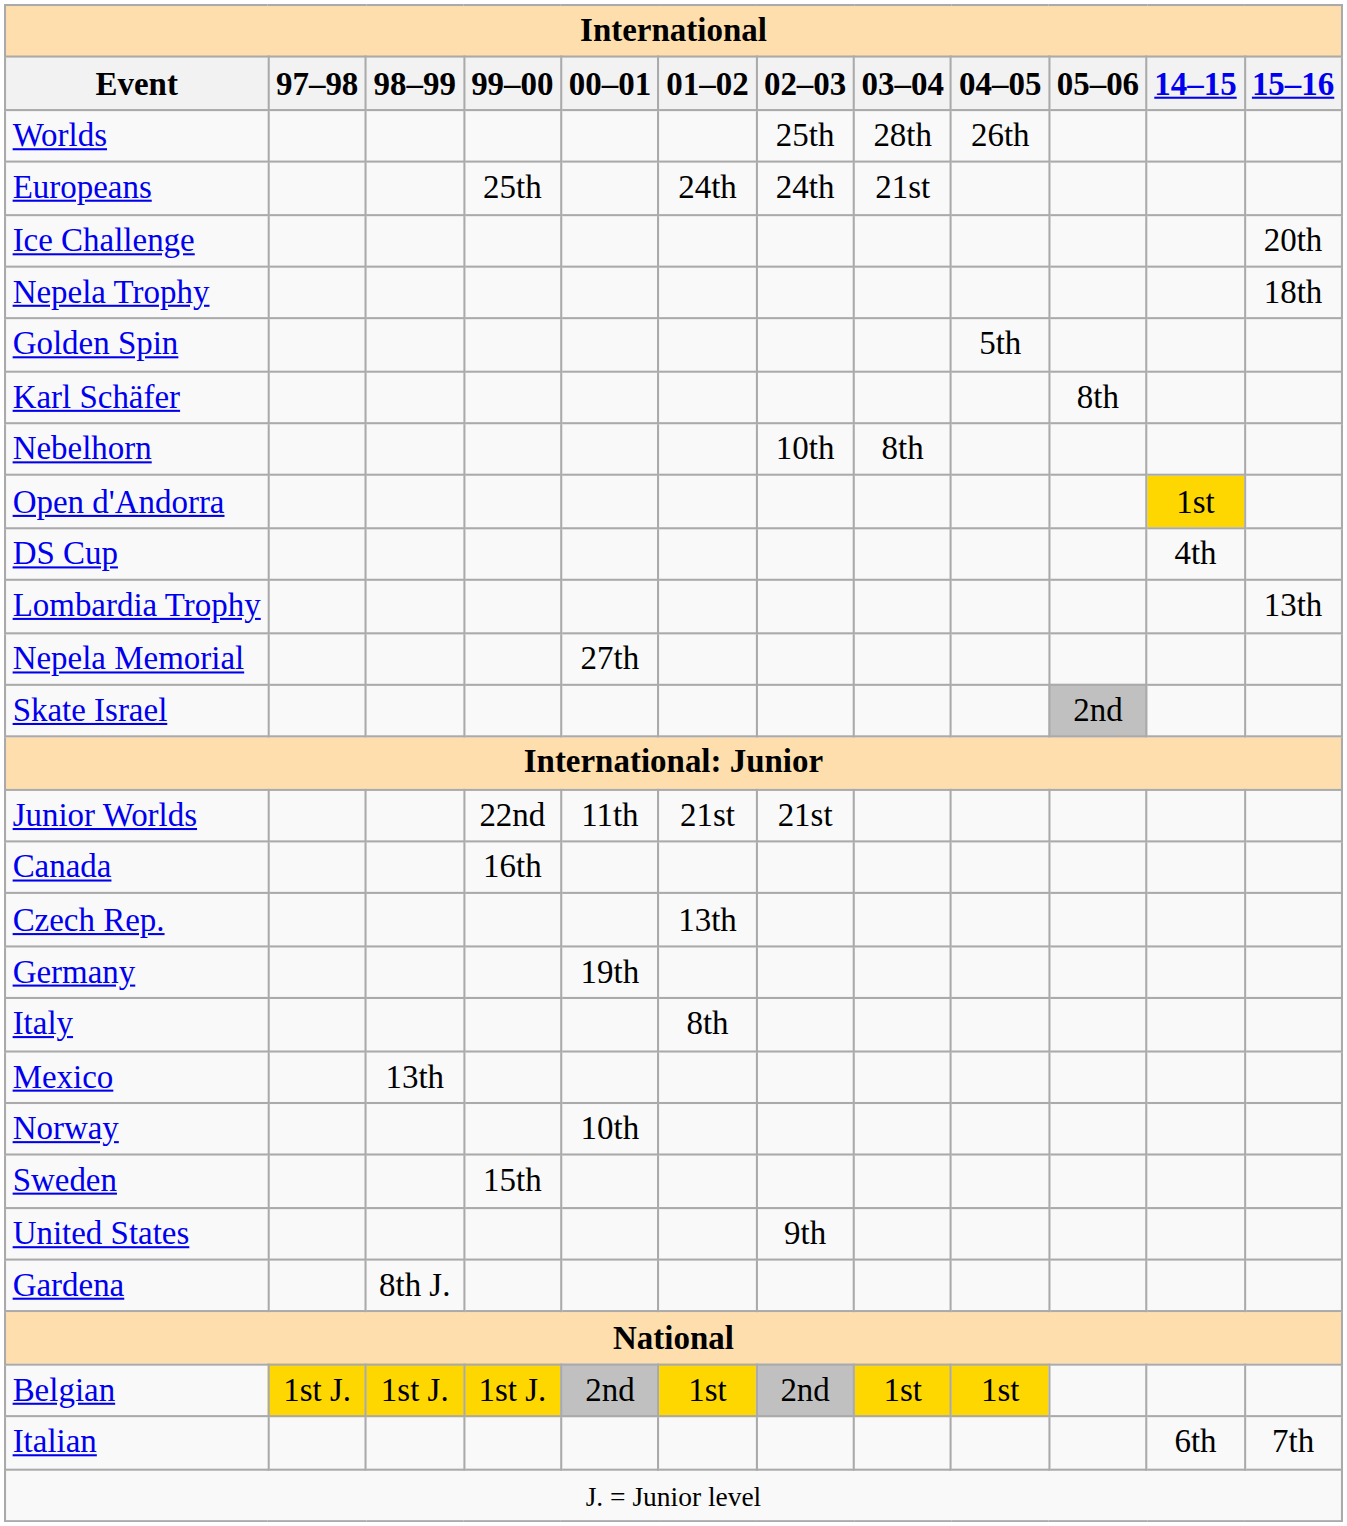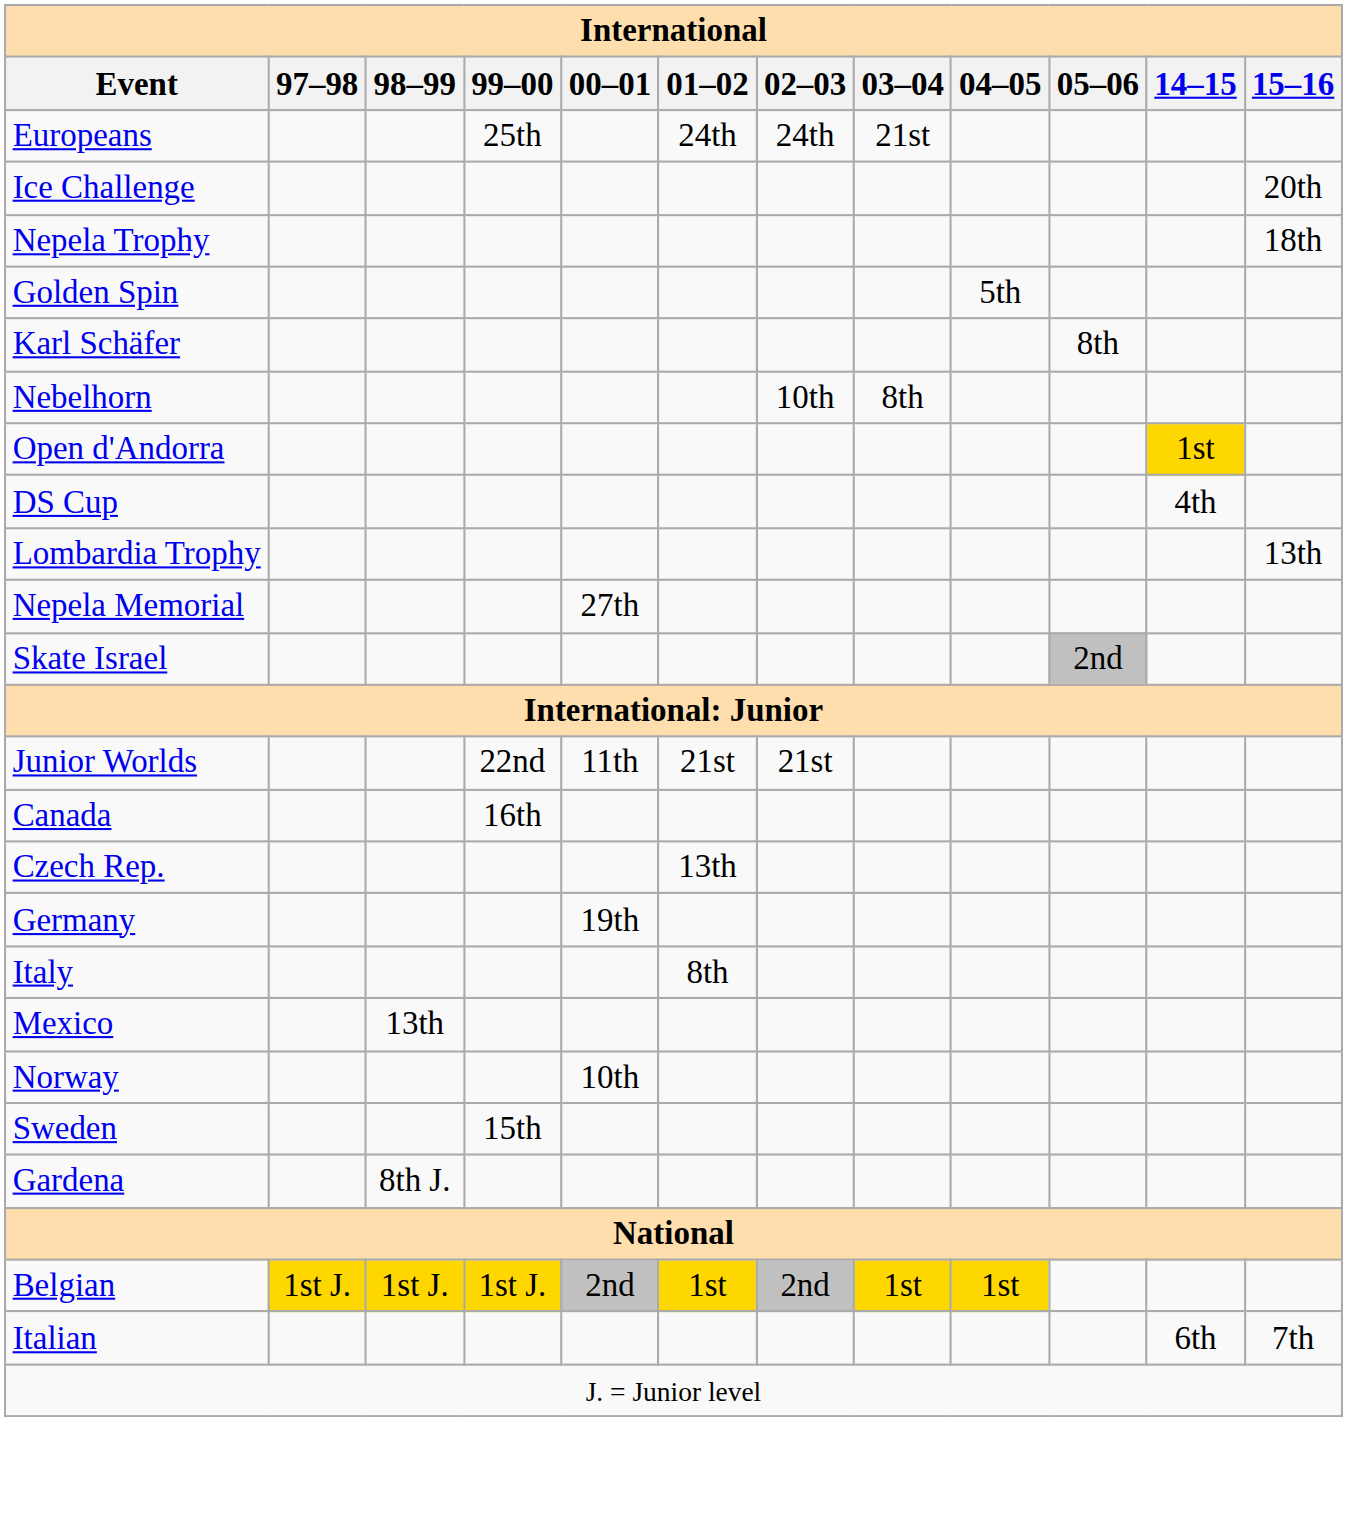- row: (60, 135)
- row: (101, 1232)
